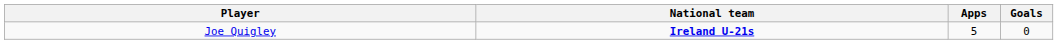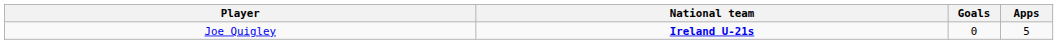columns swapped: (974, 13) <-> (1026, 13)
